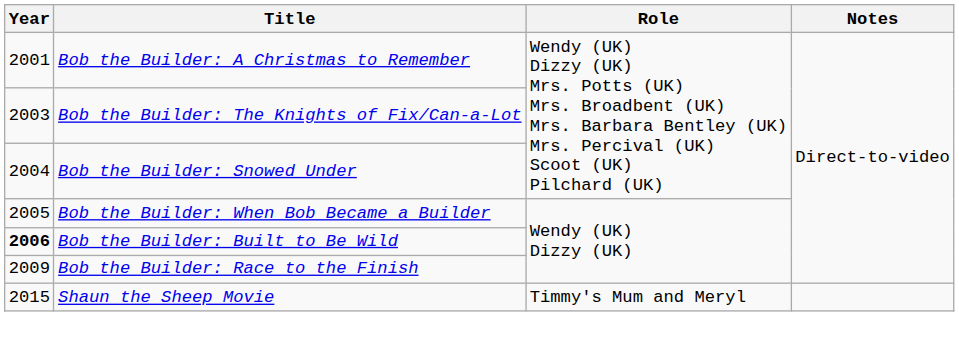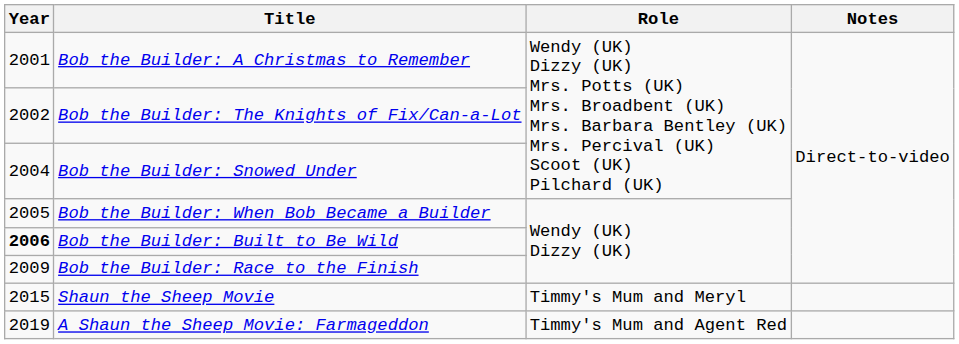(29, 116) 2003 -> (29, 116) 2002
+ row: (243, 325)
